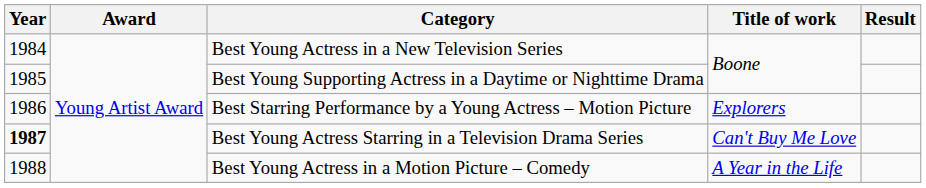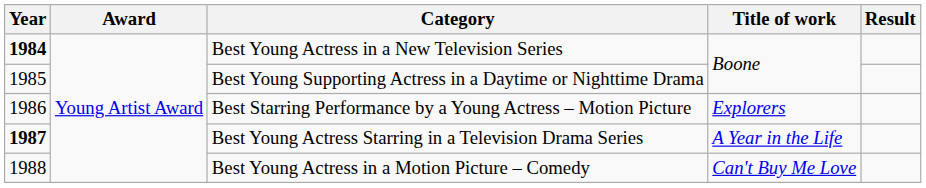(28, 49) normal -> (28, 49) bold
(784, 138) Can't Buy Me Love -> (777, 138) A Year in the Life
(777, 167) A Year in the Life -> (784, 167) Can't Buy Me Love
